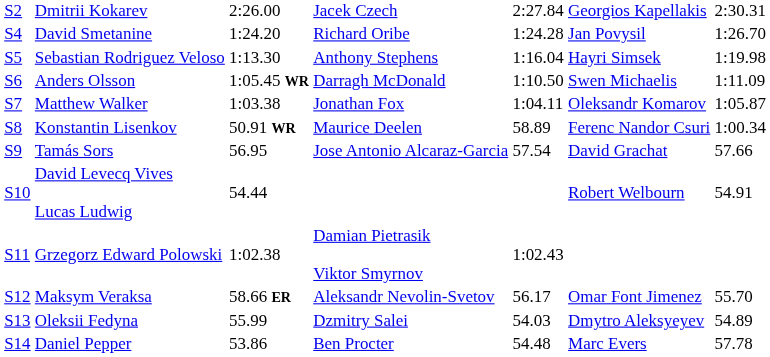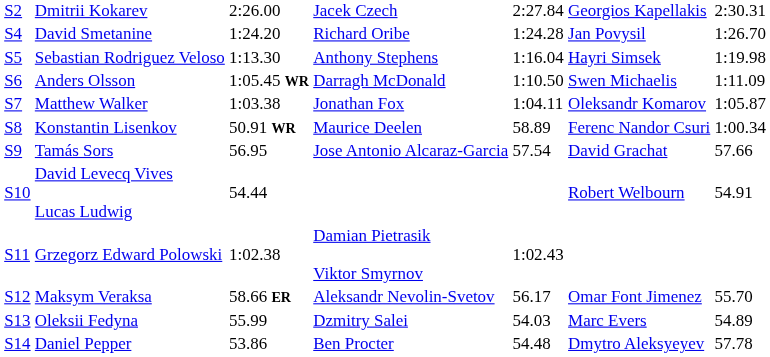(636, 320) Dmytro Aleksyeyev -> (607, 320) Marc Evers
(607, 343) Marc Evers -> (636, 343) Dmytro Aleksyeyev
